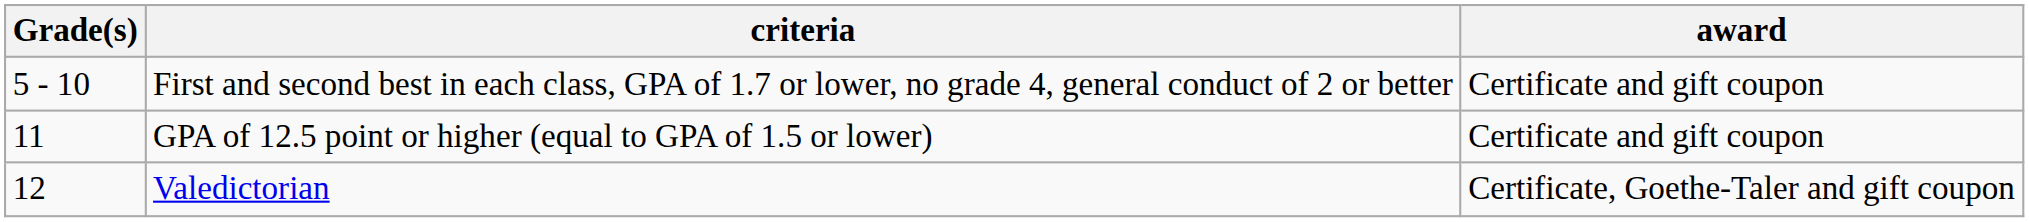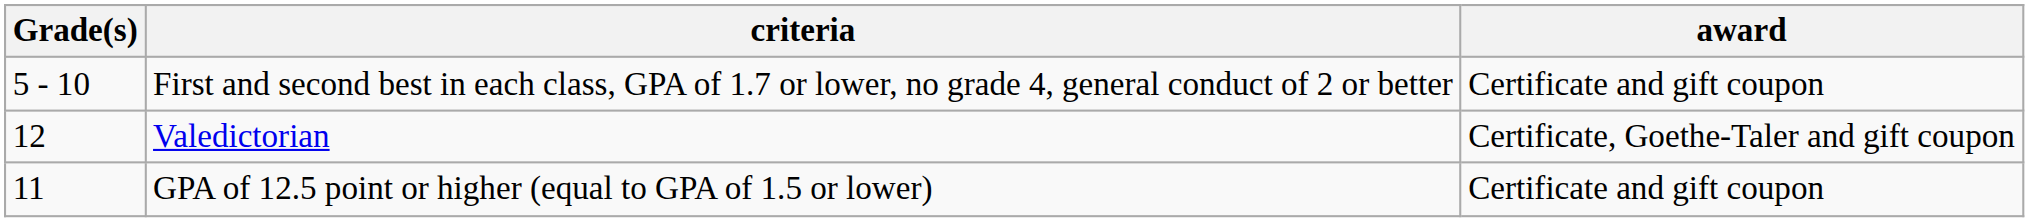rows swapped: (543, 135) <-> (241, 188)
